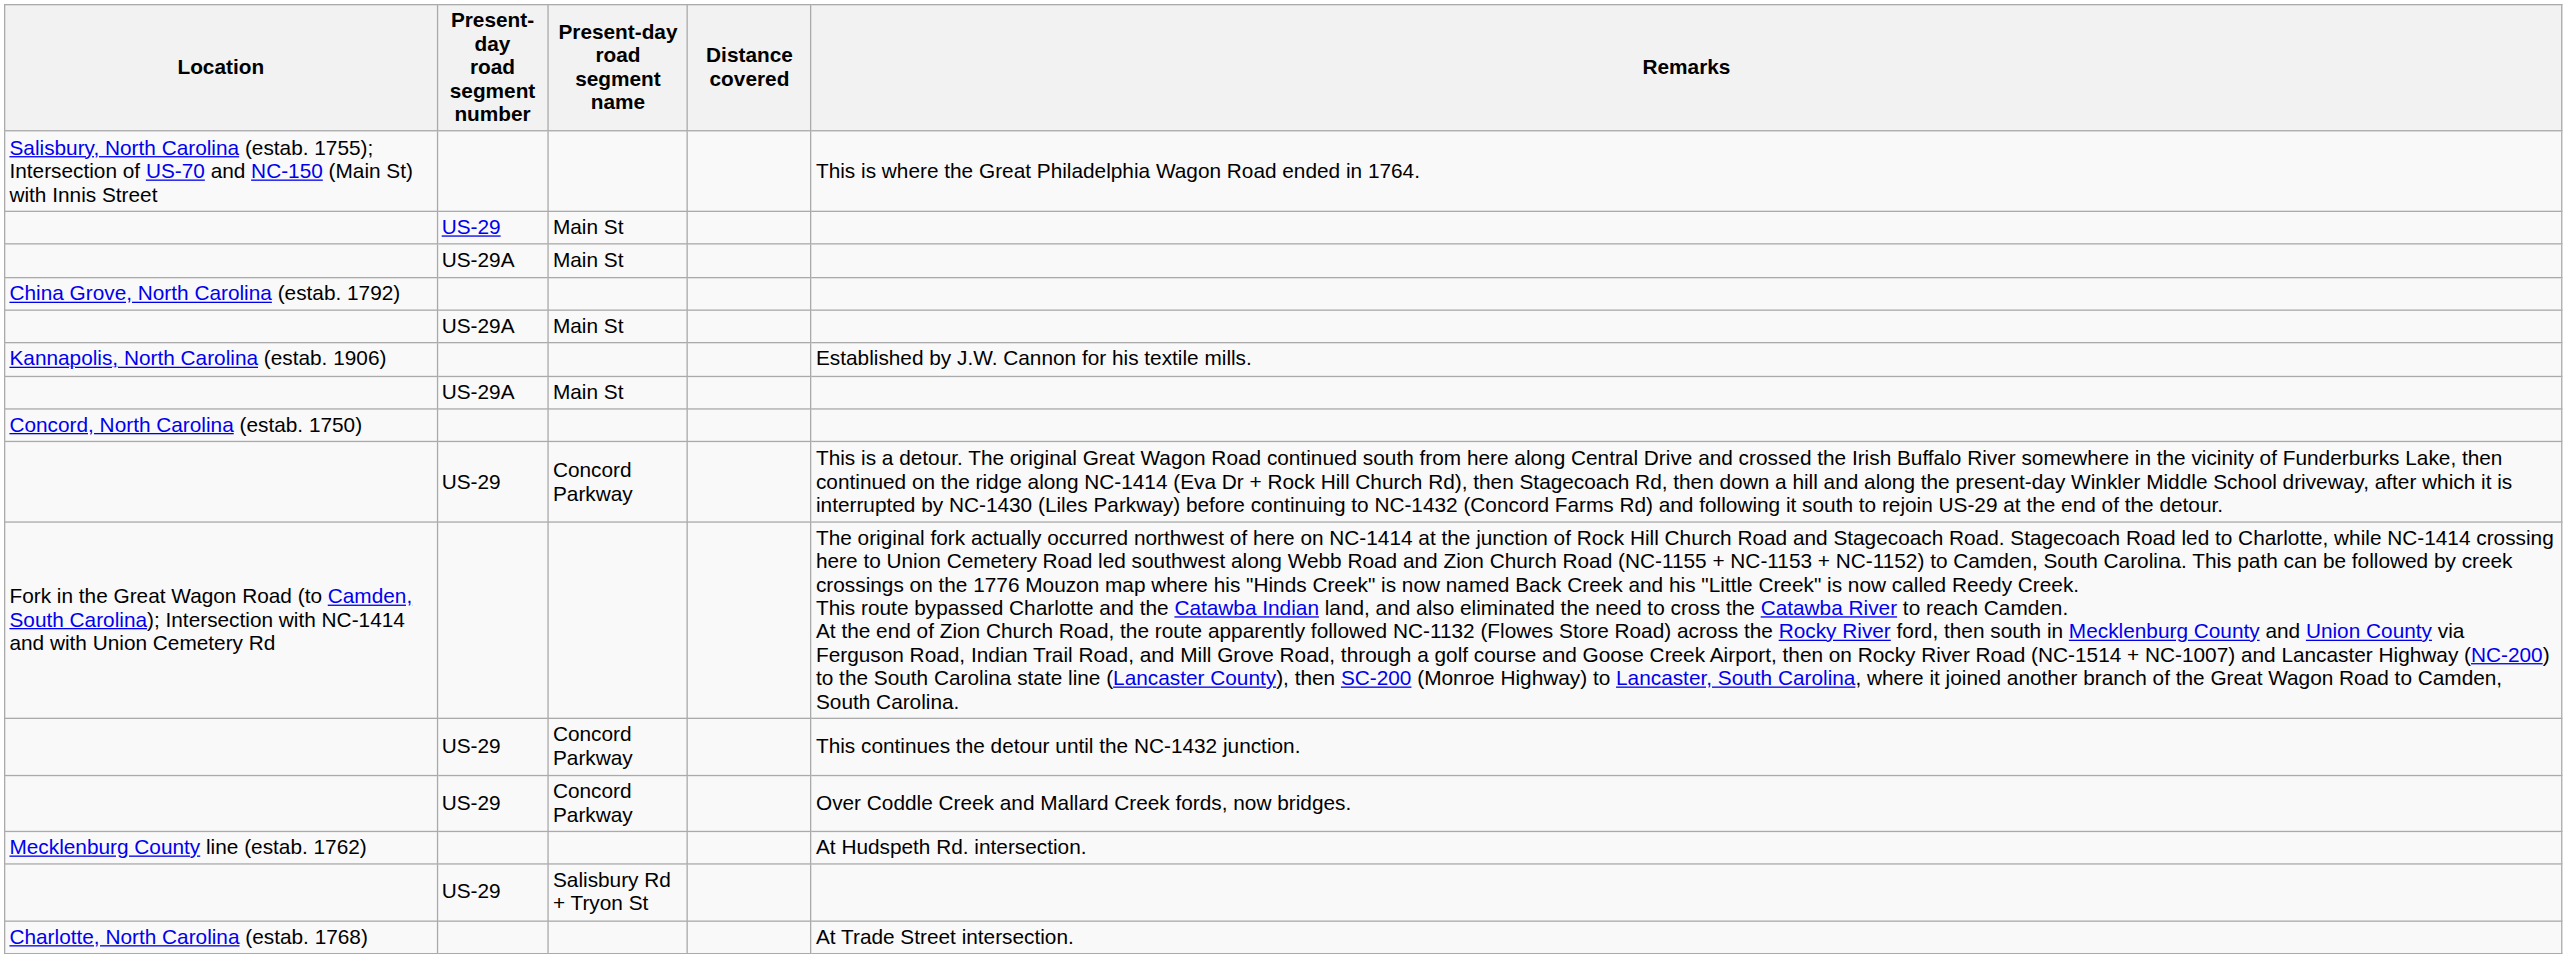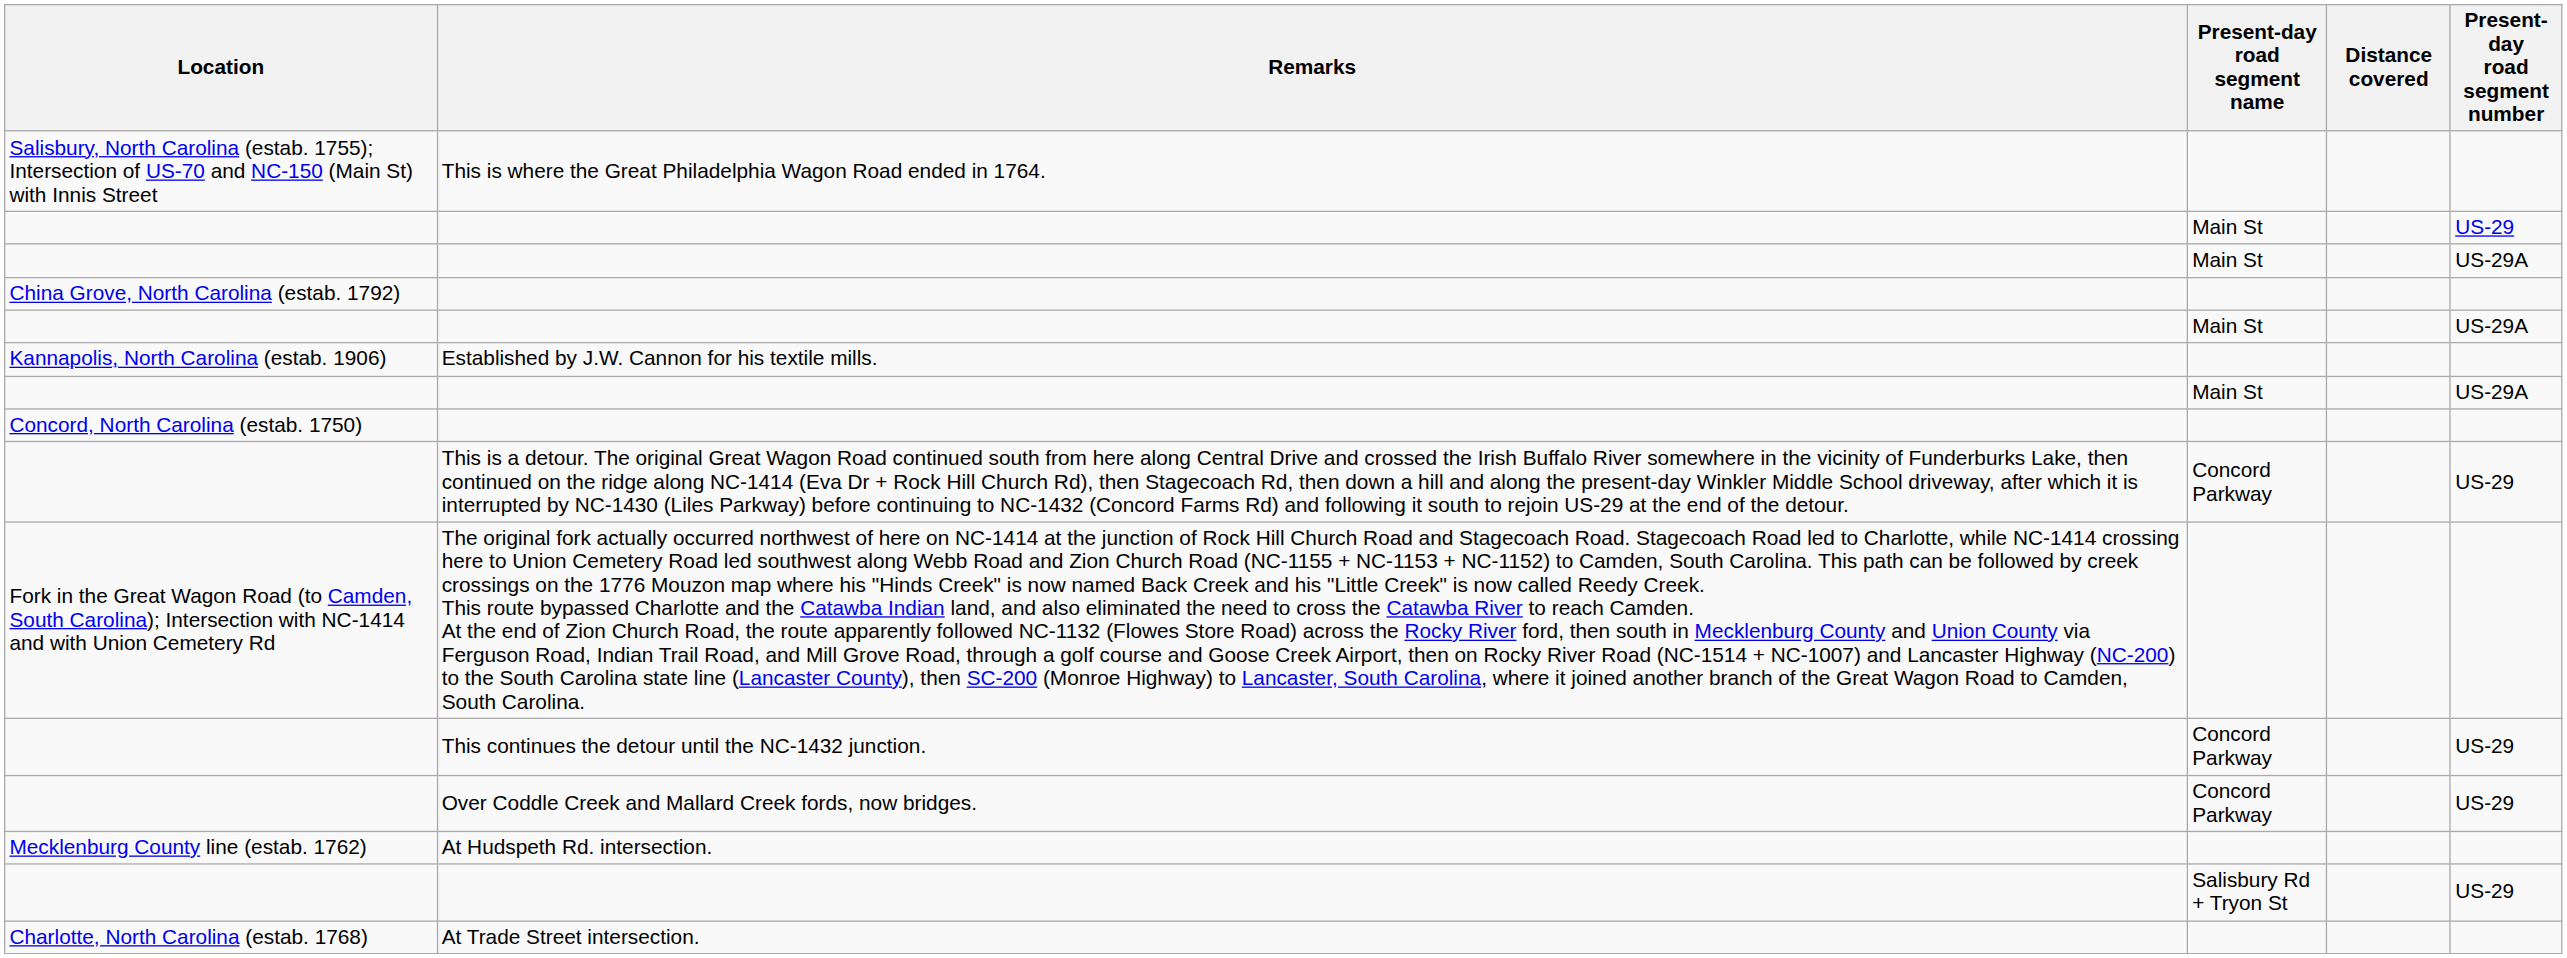columns swapped: (493, 67) <-> (1686, 67)
